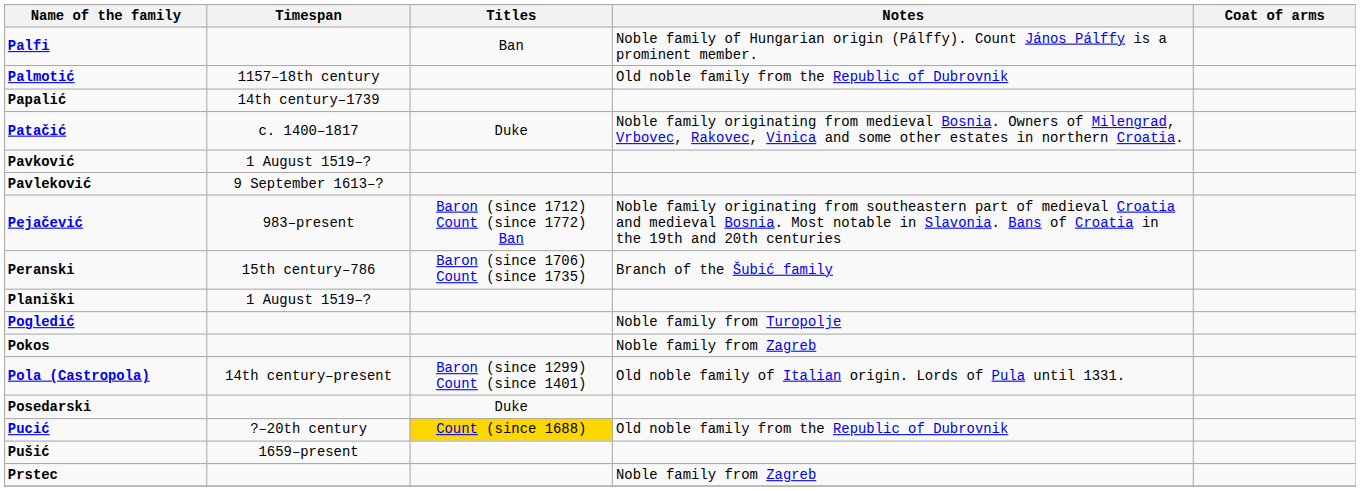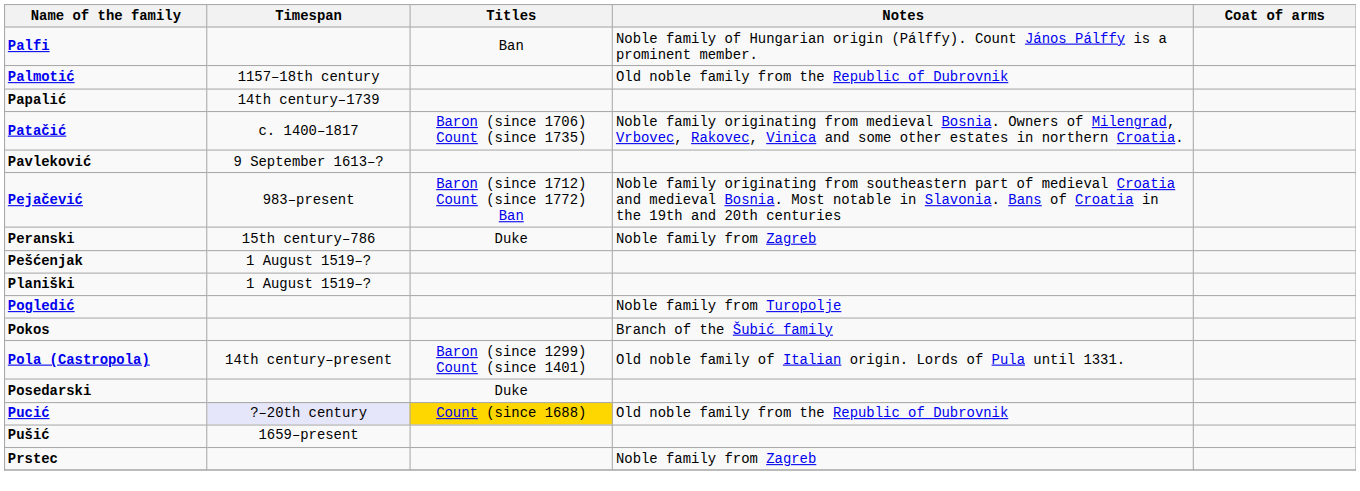(511, 131) Duke -> (511, 131) Baron (since 1706) Count (since 1735)
- row: (41, 161)
(511, 269) Baron (since 1706) Count (since 1735) -> (511, 239) Duke
(724, 269) Branch of the Šubić family -> (716, 239) Noble family from Zagreb
+ row: (45, 261)
(716, 345) Noble family from Zagreb -> (724, 329) Branch of the Šubić family
(309, 430) no background -> (309, 414) lavender background
